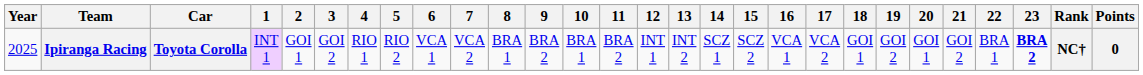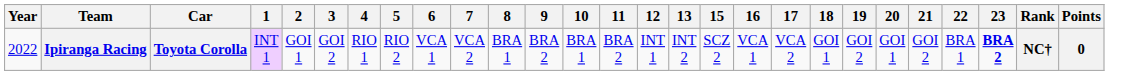- column: (717, 16)
(23, 49) 2025 -> (23, 49) 2022
